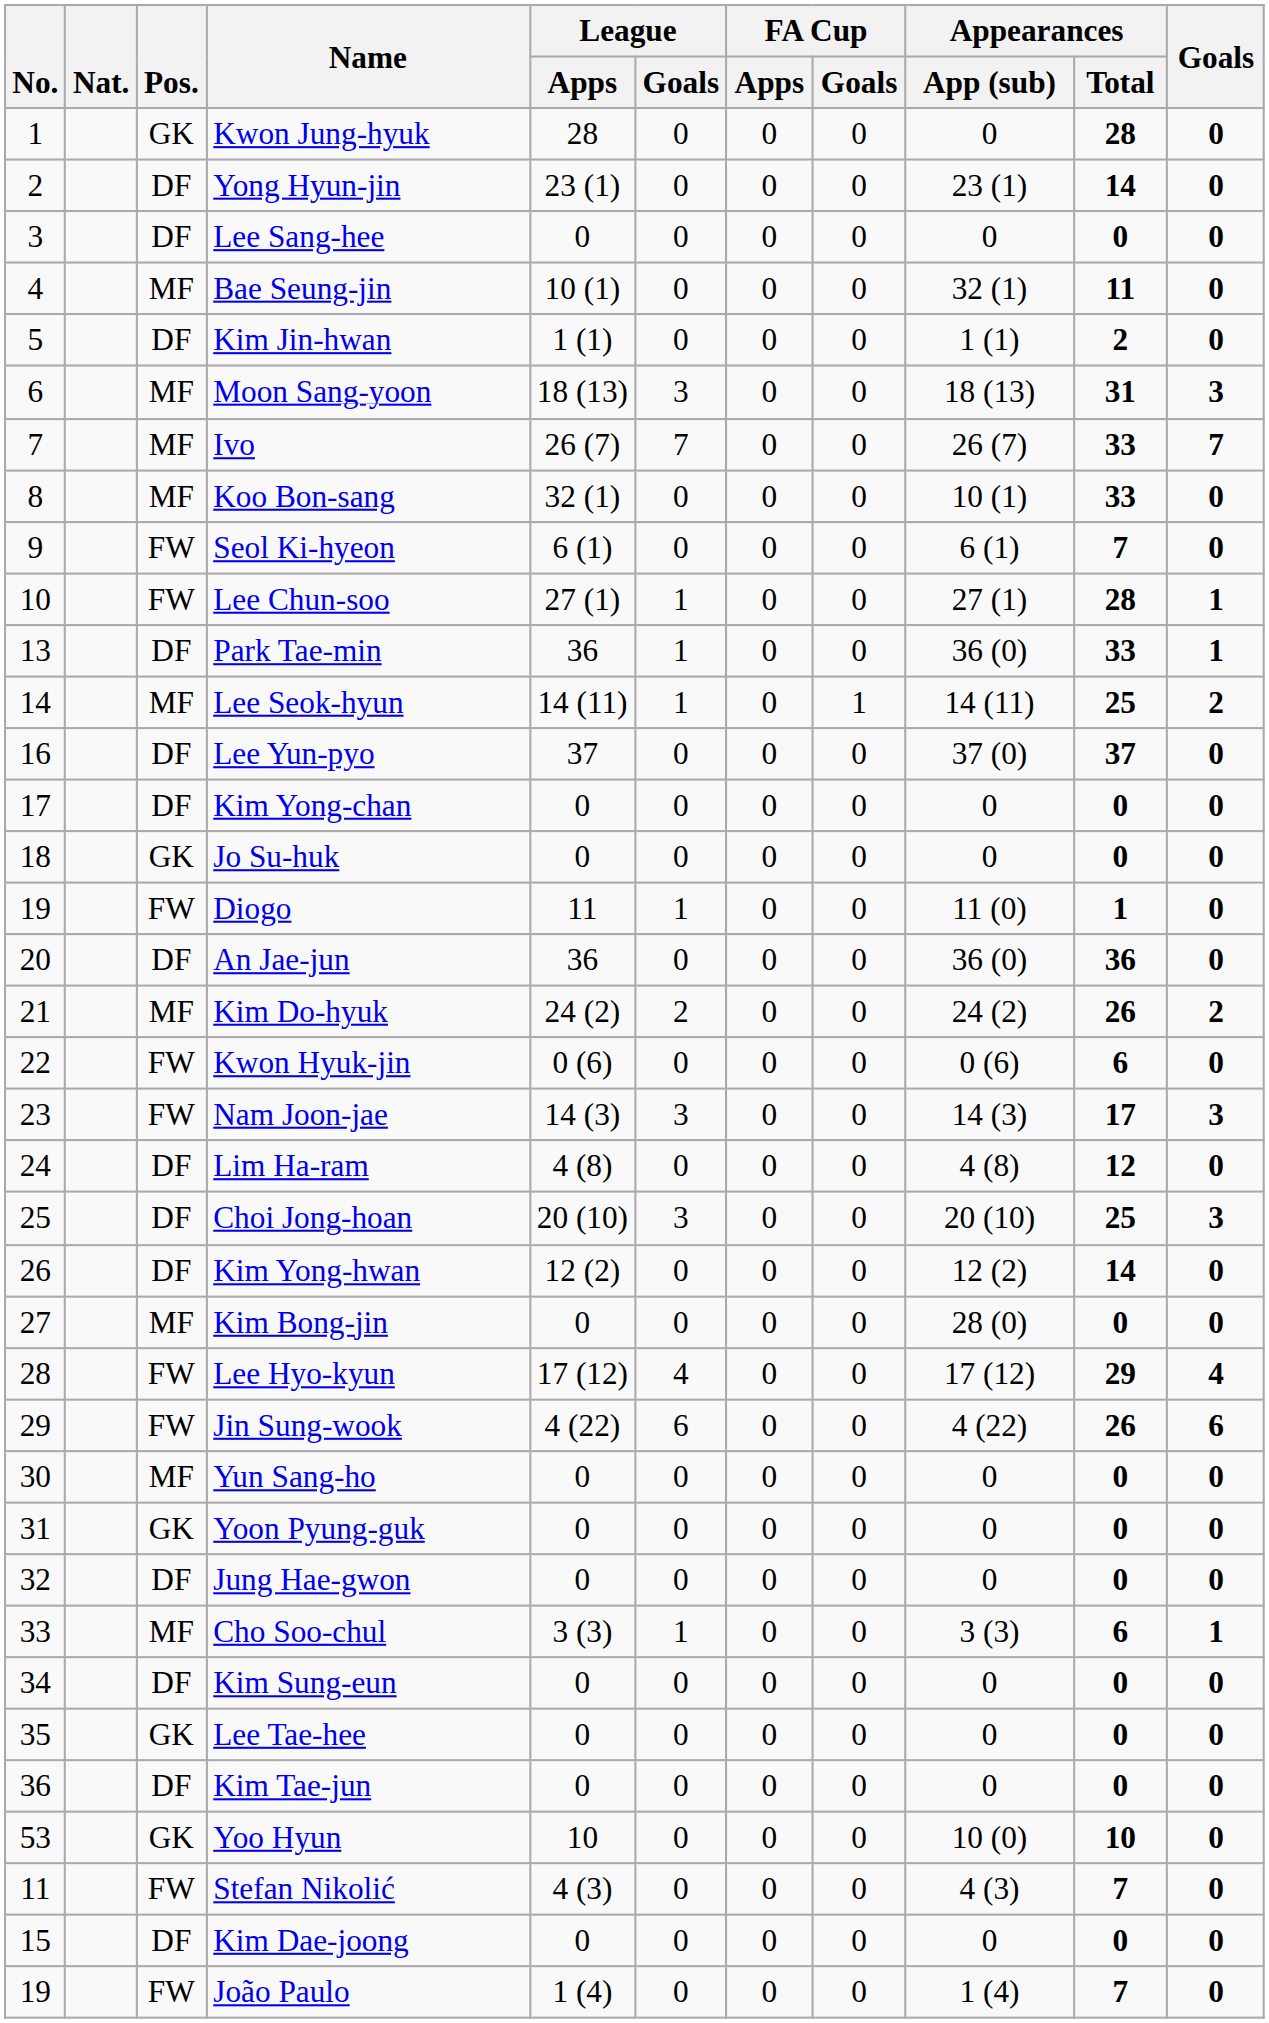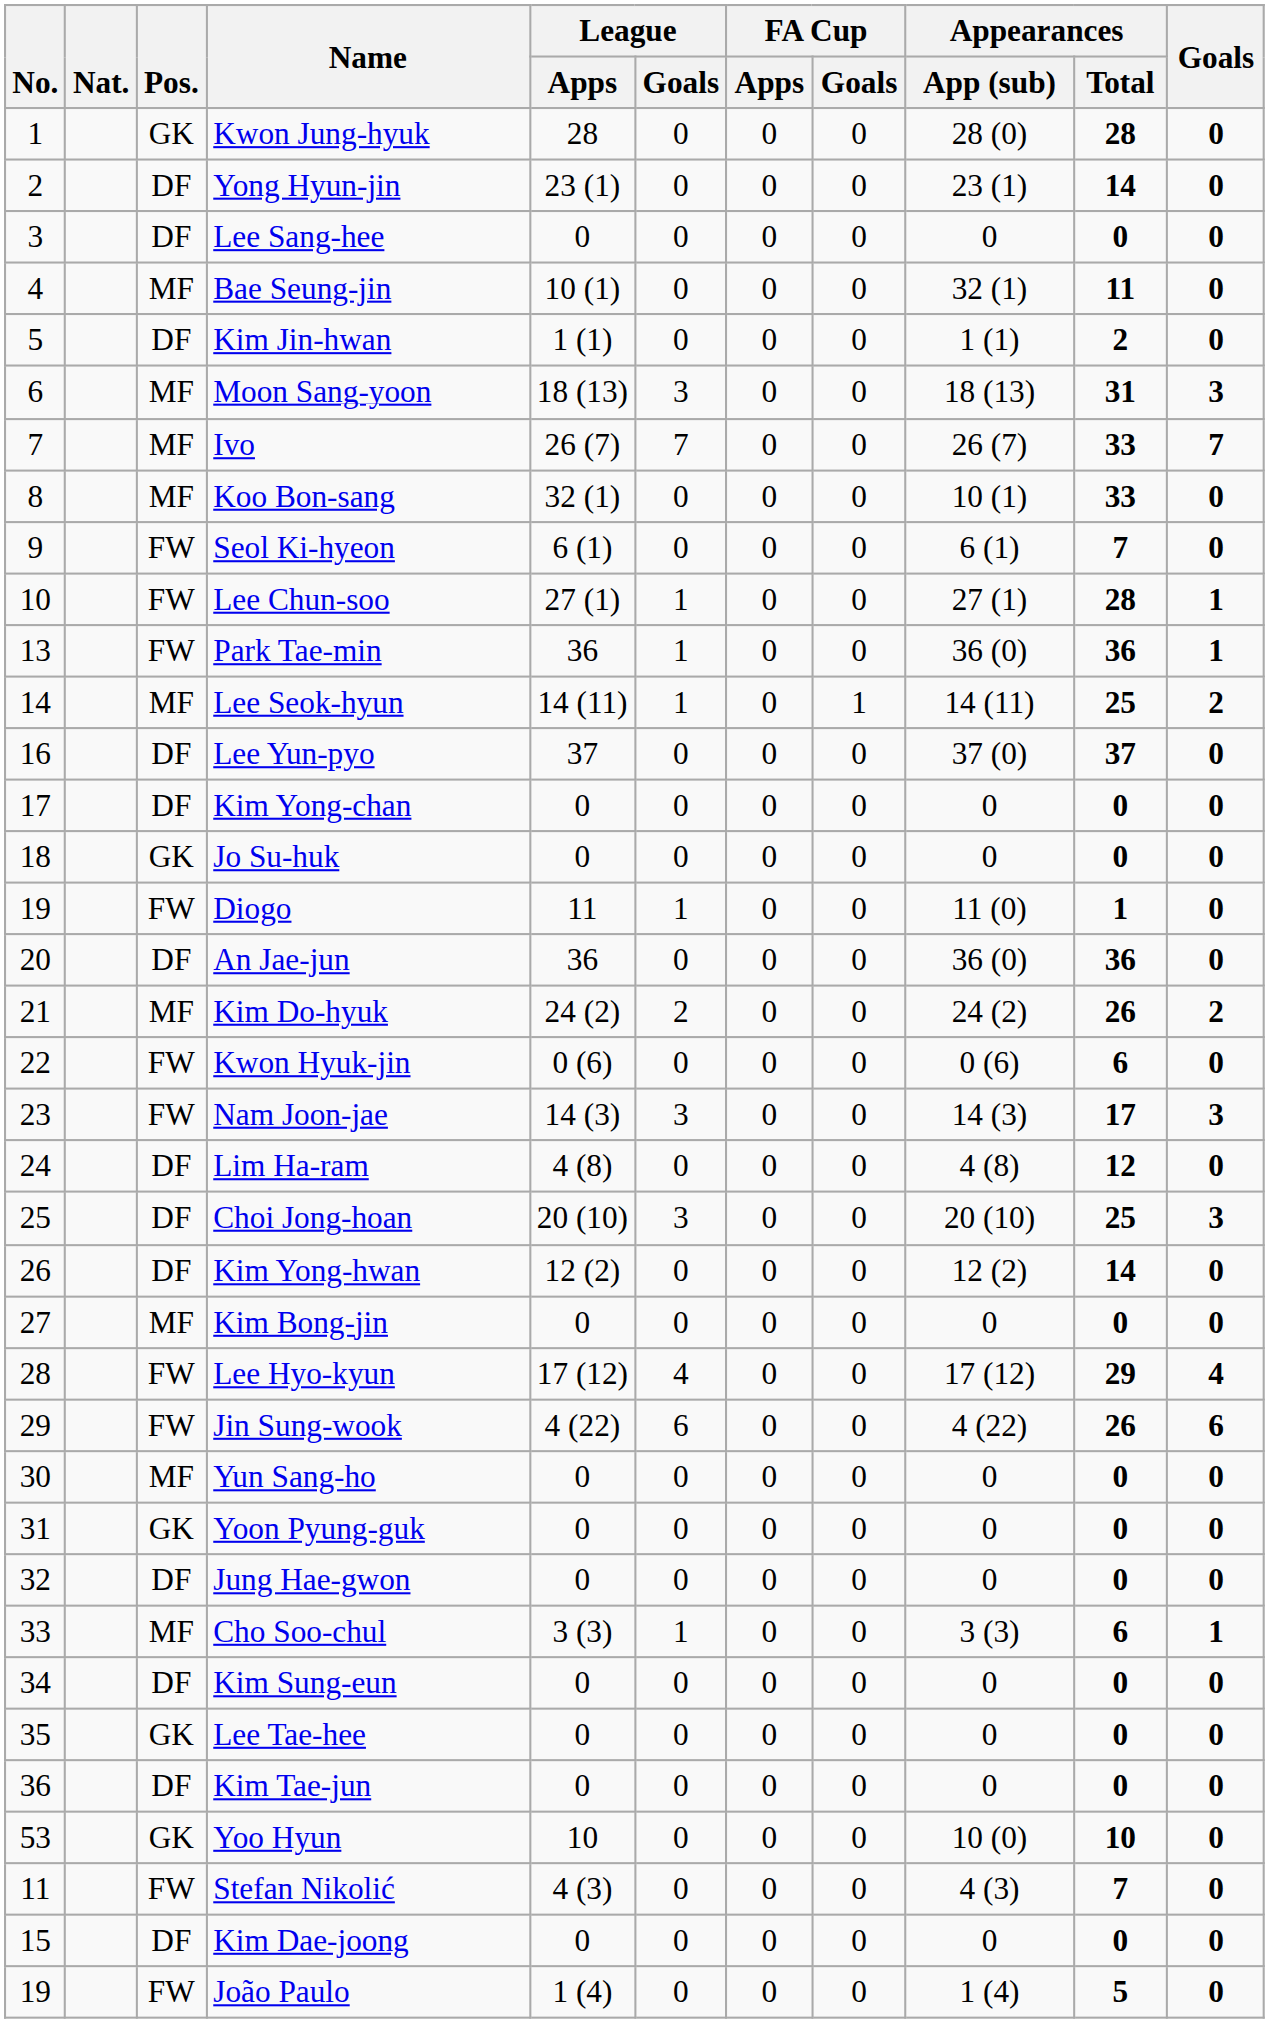(989, 133) 0 -> (990, 133) 28 (0)
(171, 650) DF -> (171, 650) FW
(1120, 650) 33 -> (1120, 650) 36
(990, 1321) 28 (0) -> (989, 1321) 0
(1120, 1992) 7 -> (1120, 1992) 5
